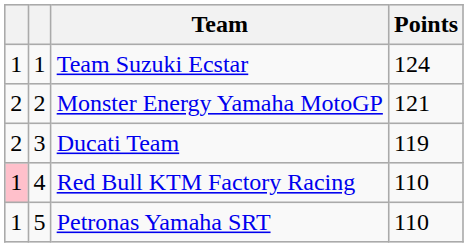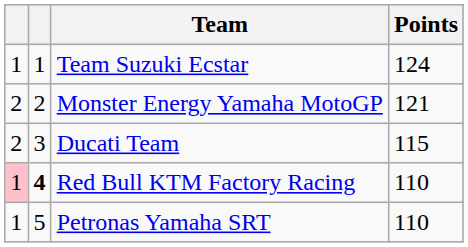(412, 143) 119 -> (412, 143) 115
(40, 182) normal -> (40, 182) bold
